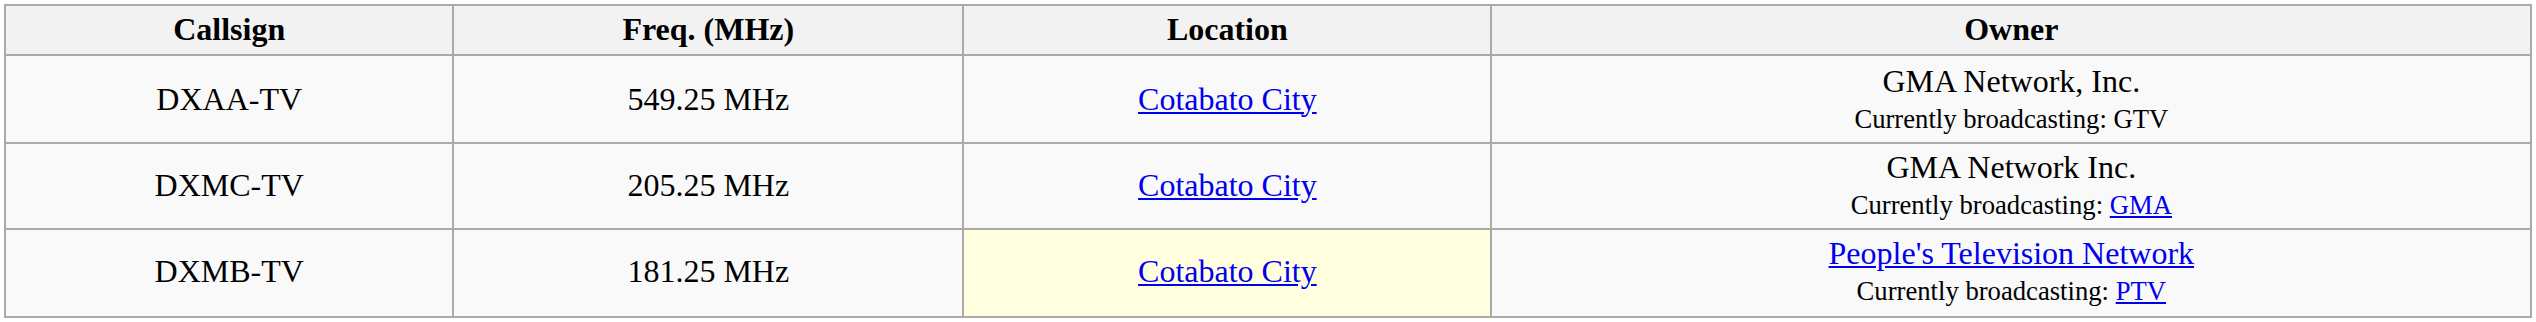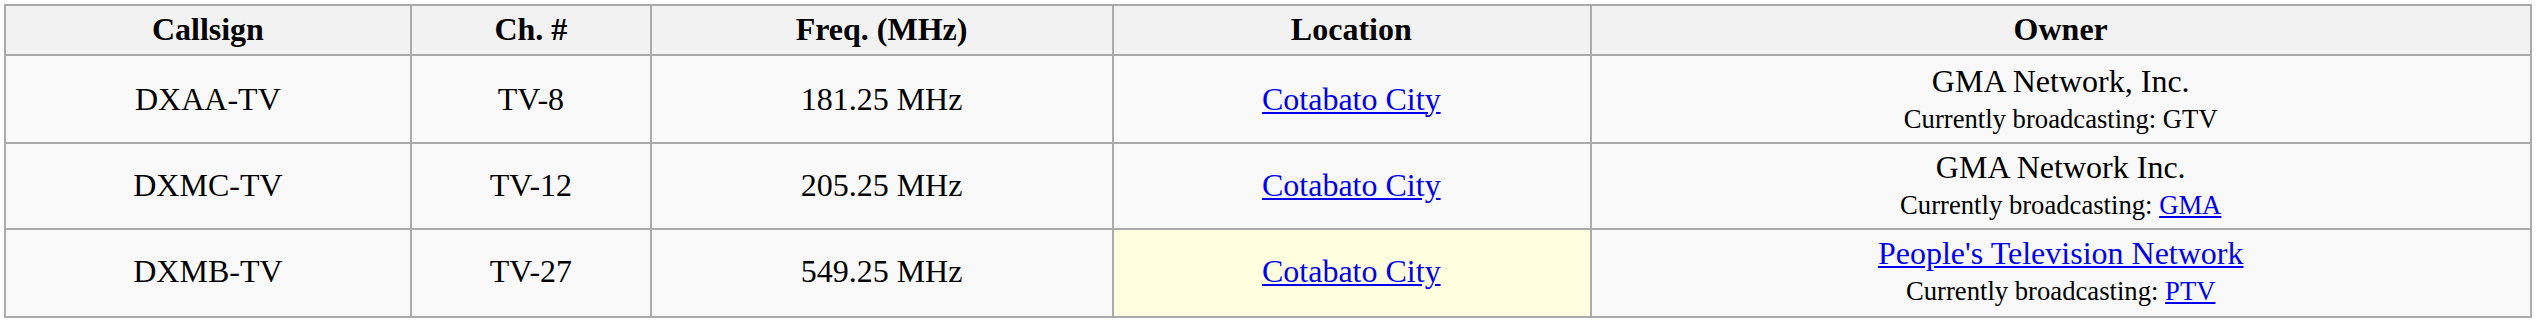+ column: (531, 29)
(708, 98) 549.25 MHz -> (882, 98) 181.25 MHz
(708, 272) 181.25 MHz -> (882, 272) 549.25 MHz
